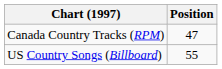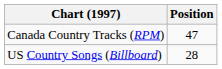(192, 54) 55 -> (192, 54) 28
